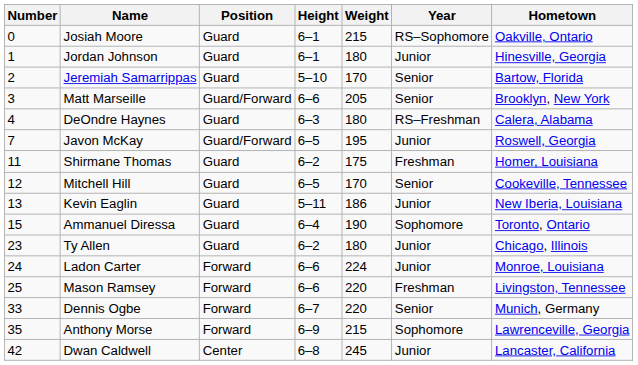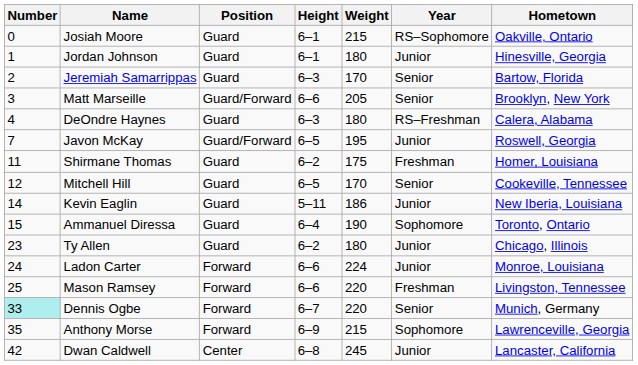(312, 78) 5–10 -> (309, 78) 6–3
(15, 203) 13 -> (15, 203) 14
(15, 308) no background -> (15, 308) paleturquoise background
